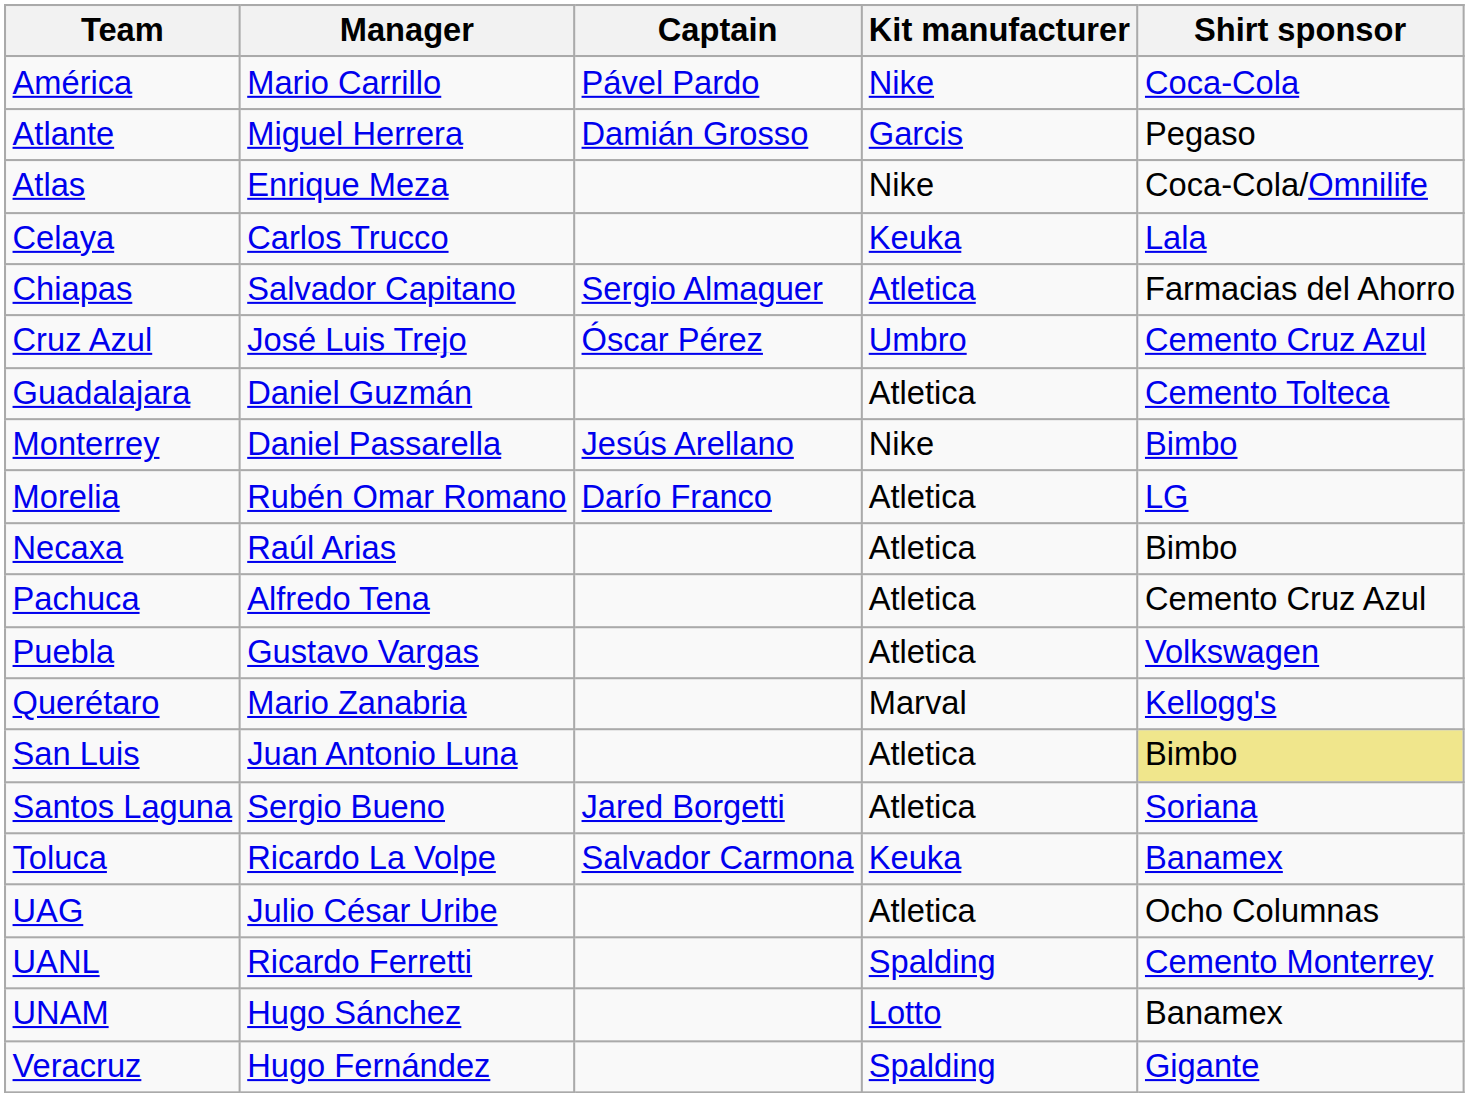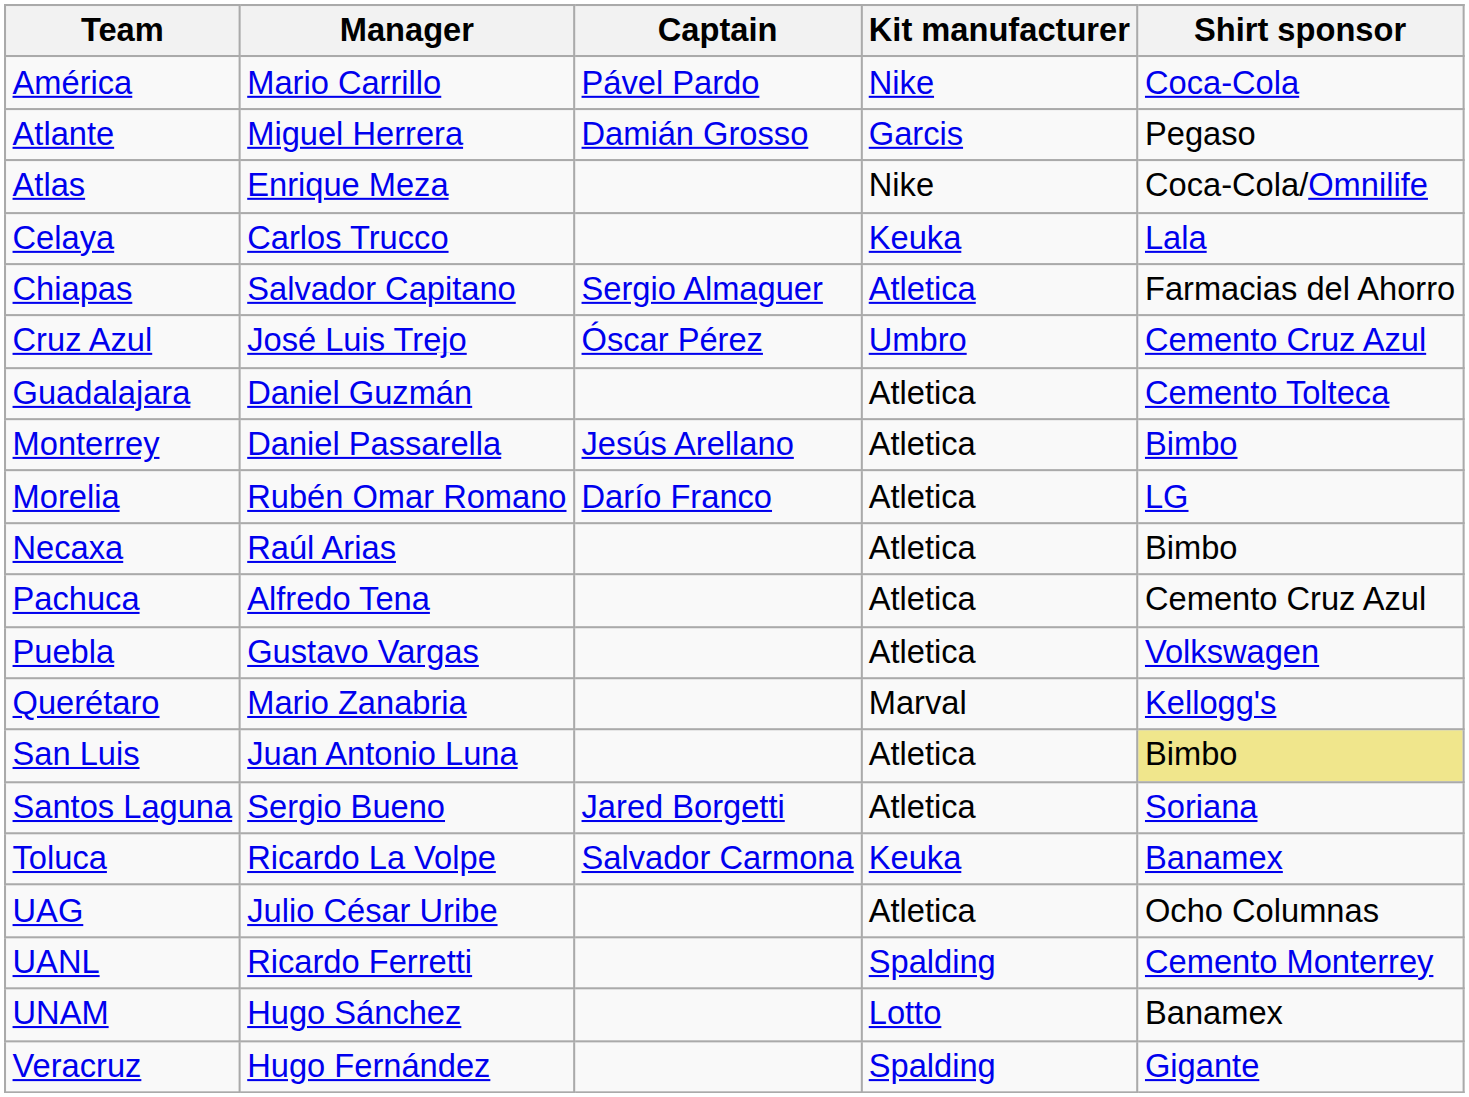(901, 444) Nike -> (922, 444) Atletica
